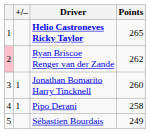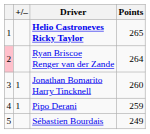(136, 59) 262 -> (136, 59) 264
(136, 106) 258 -> (136, 106) 259
